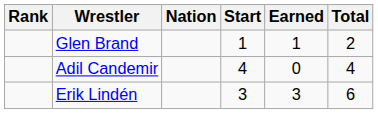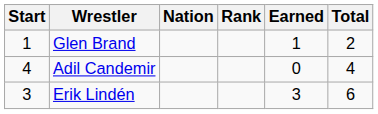columns swapped: (28, 17) <-> (243, 17)
